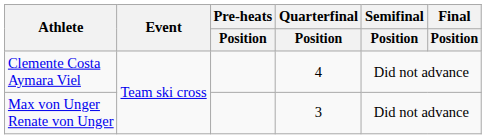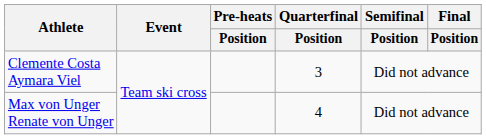(319, 72) 4 -> (319, 72) 3
(319, 113) 3 -> (319, 113) 4
